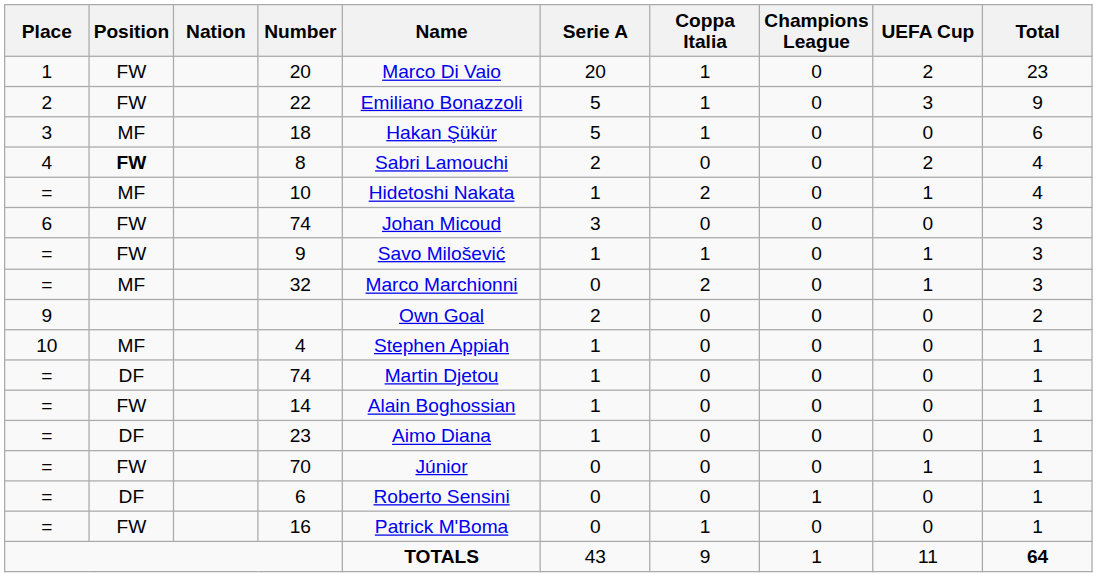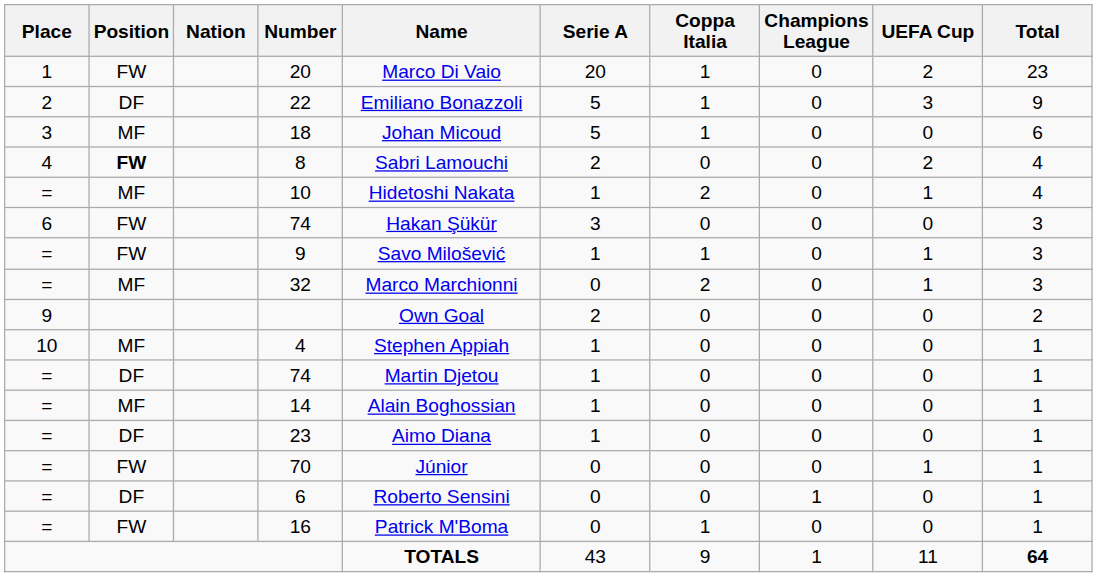(131, 102) FW -> (131, 102) DF
(442, 132) Hakan Şükür -> (442, 132) Johan Micoud
(442, 223) Johan Micoud -> (442, 223) Hakan Şükür
(131, 405) FW -> (131, 405) MF
